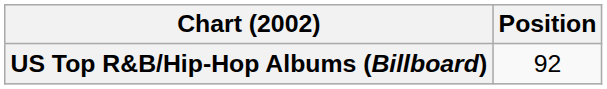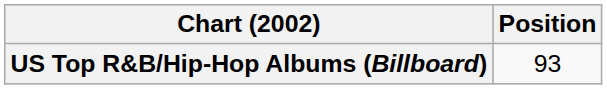(548, 63) 92 -> (548, 63) 93
